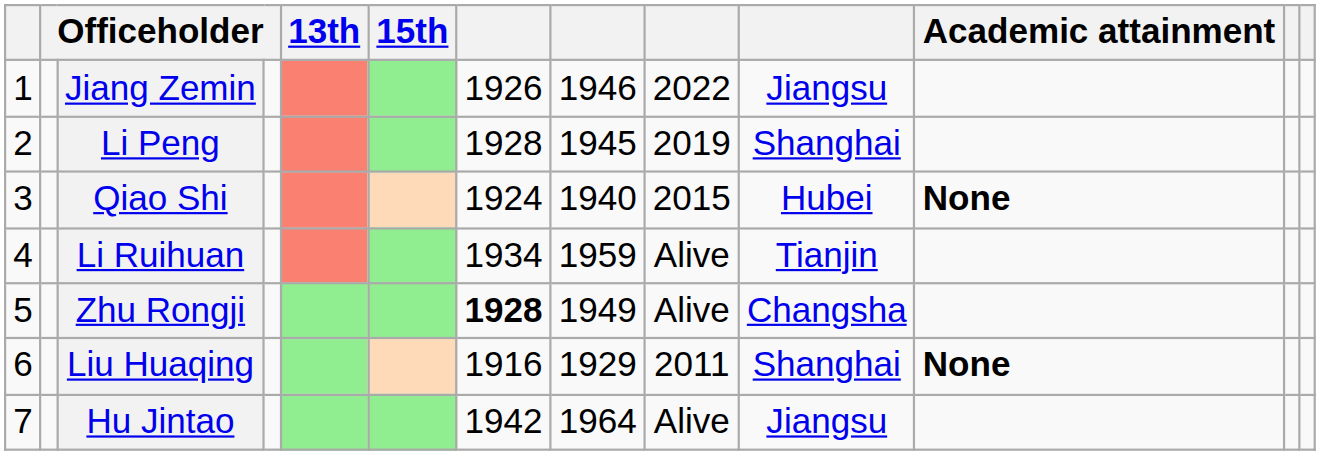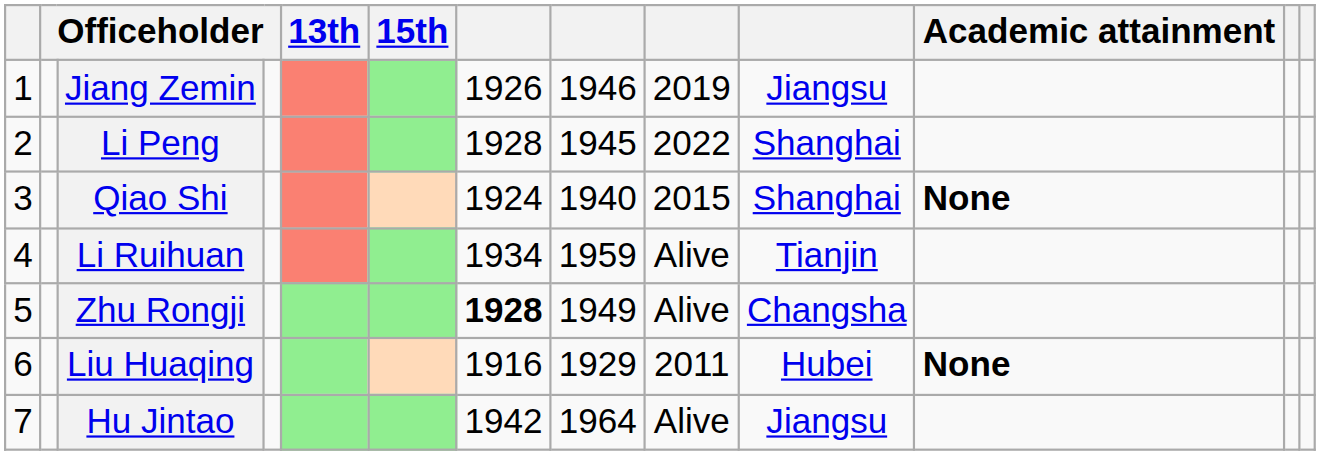(692, 87) 2022 -> (692, 87) 2019
(692, 143) 2019 -> (692, 143) 2022
(827, 198) Hubei -> (827, 198) Shanghai
(827, 365) Shanghai -> (827, 365) Hubei
